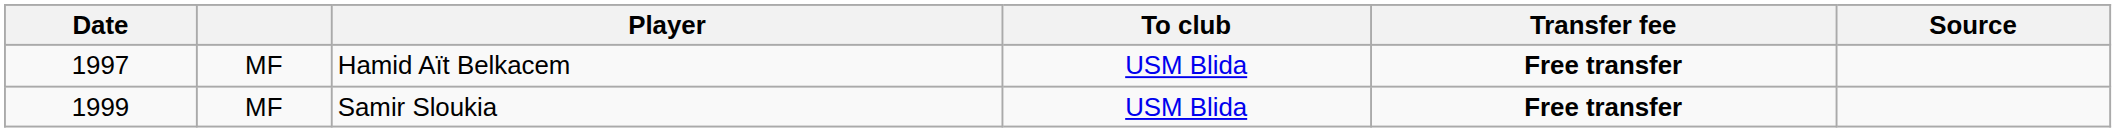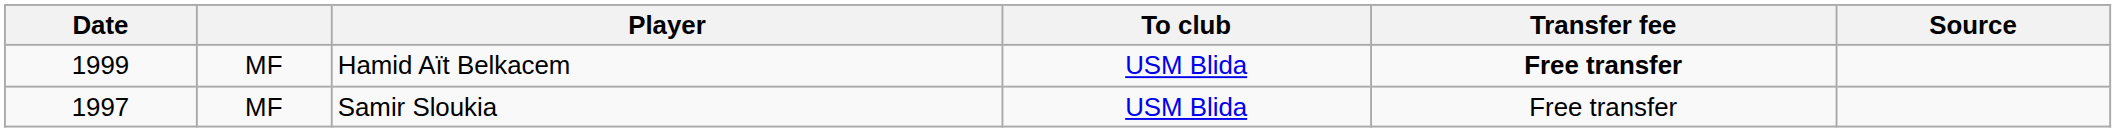(100, 66) 1997 -> (100, 66) 1999
(100, 106) 1999 -> (100, 106) 1997
(1603, 106) bold -> (1603, 106) normal
